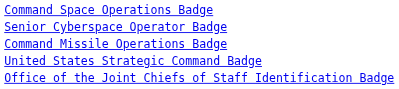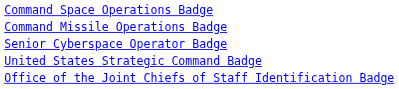rows swapped: (116, 27) <-> (116, 44)
